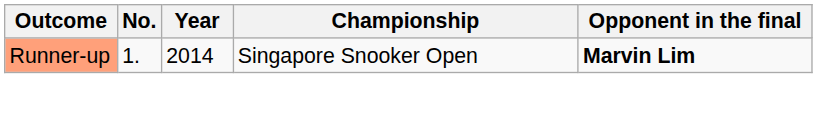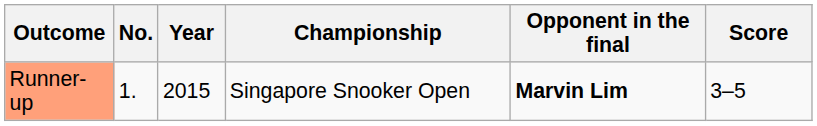+ column: (759, 33)
(190, 55) 2014 -> (187, 91) 2015
